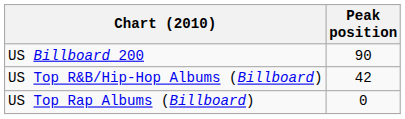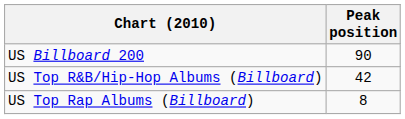(363, 102) 0 -> (363, 102) 8
